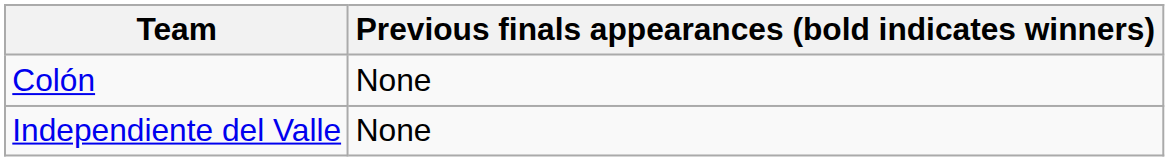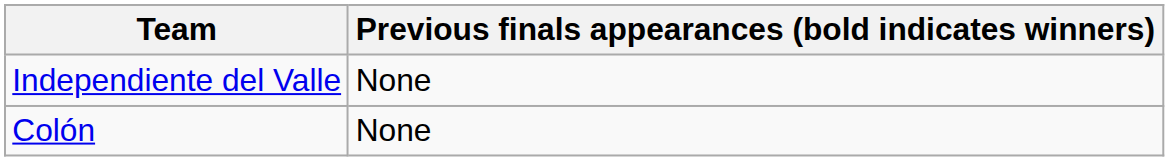rows swapped: (177, 130) <-> (54, 79)
